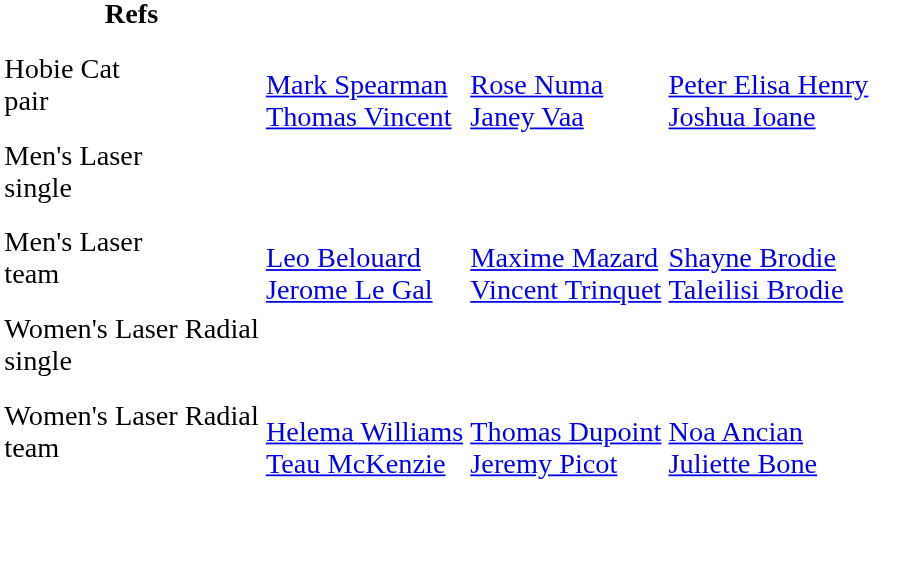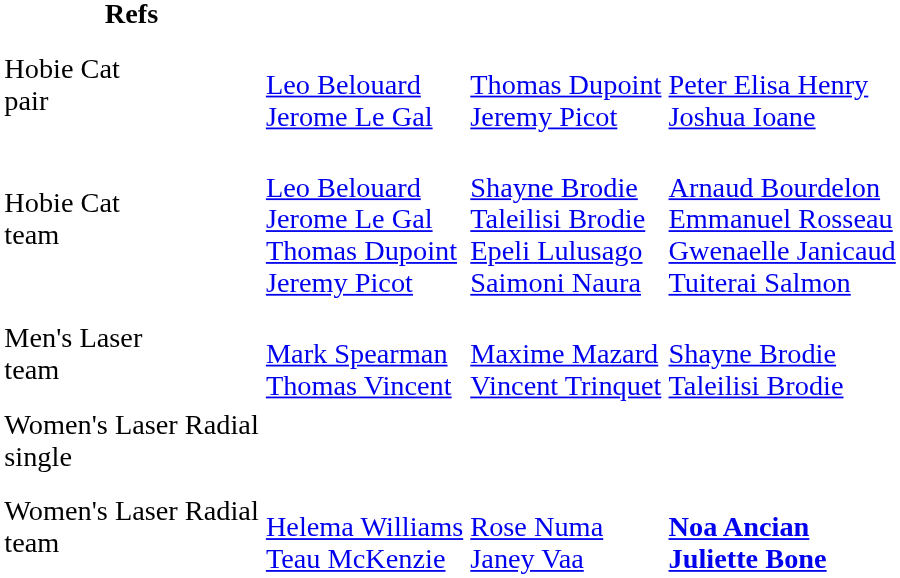(359, 100) Mark Spearman Thomas Vincent -> (349, 100) Leo Belouard Jerome Le Gal
(537, 100) Rose Numa Janey Vaa -> (566, 100) Thomas Dupoint Jeremy Picot
+ row: (62, 219)
- row: (73, 171)
(349, 274) Leo Belouard Jerome Le Gal -> (359, 369) Mark Spearman Thomas Vincent
(566, 447) Thomas Dupoint Jeremy Picot -> (537, 543) Rose Numa Janey Vaa
(743, 447) normal -> (748, 543) bold
